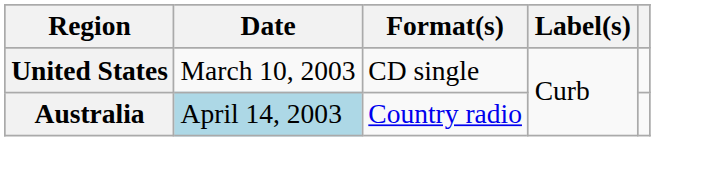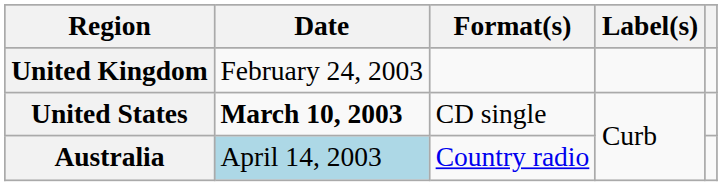+ row: (109, 69)
(268, 69) normal -> (311, 113) bold
